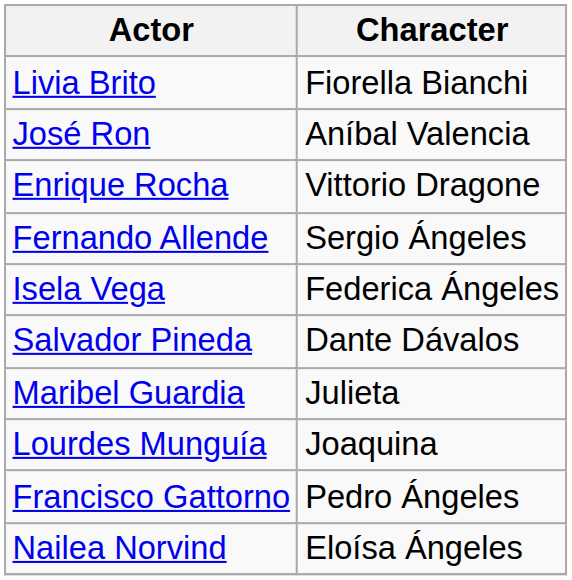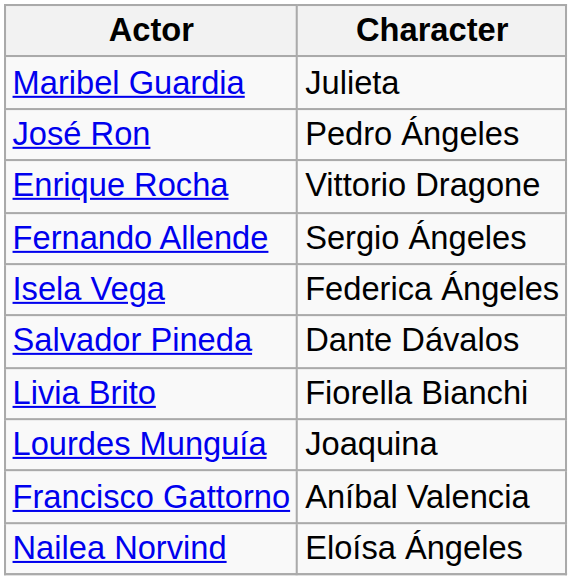rows swapped: (84, 82) <-> (129, 392)
(417, 133) Aníbal Valencia -> (412, 133) Pedro Ángeles
(412, 496) Pedro Ángeles -> (417, 496) Aníbal Valencia
